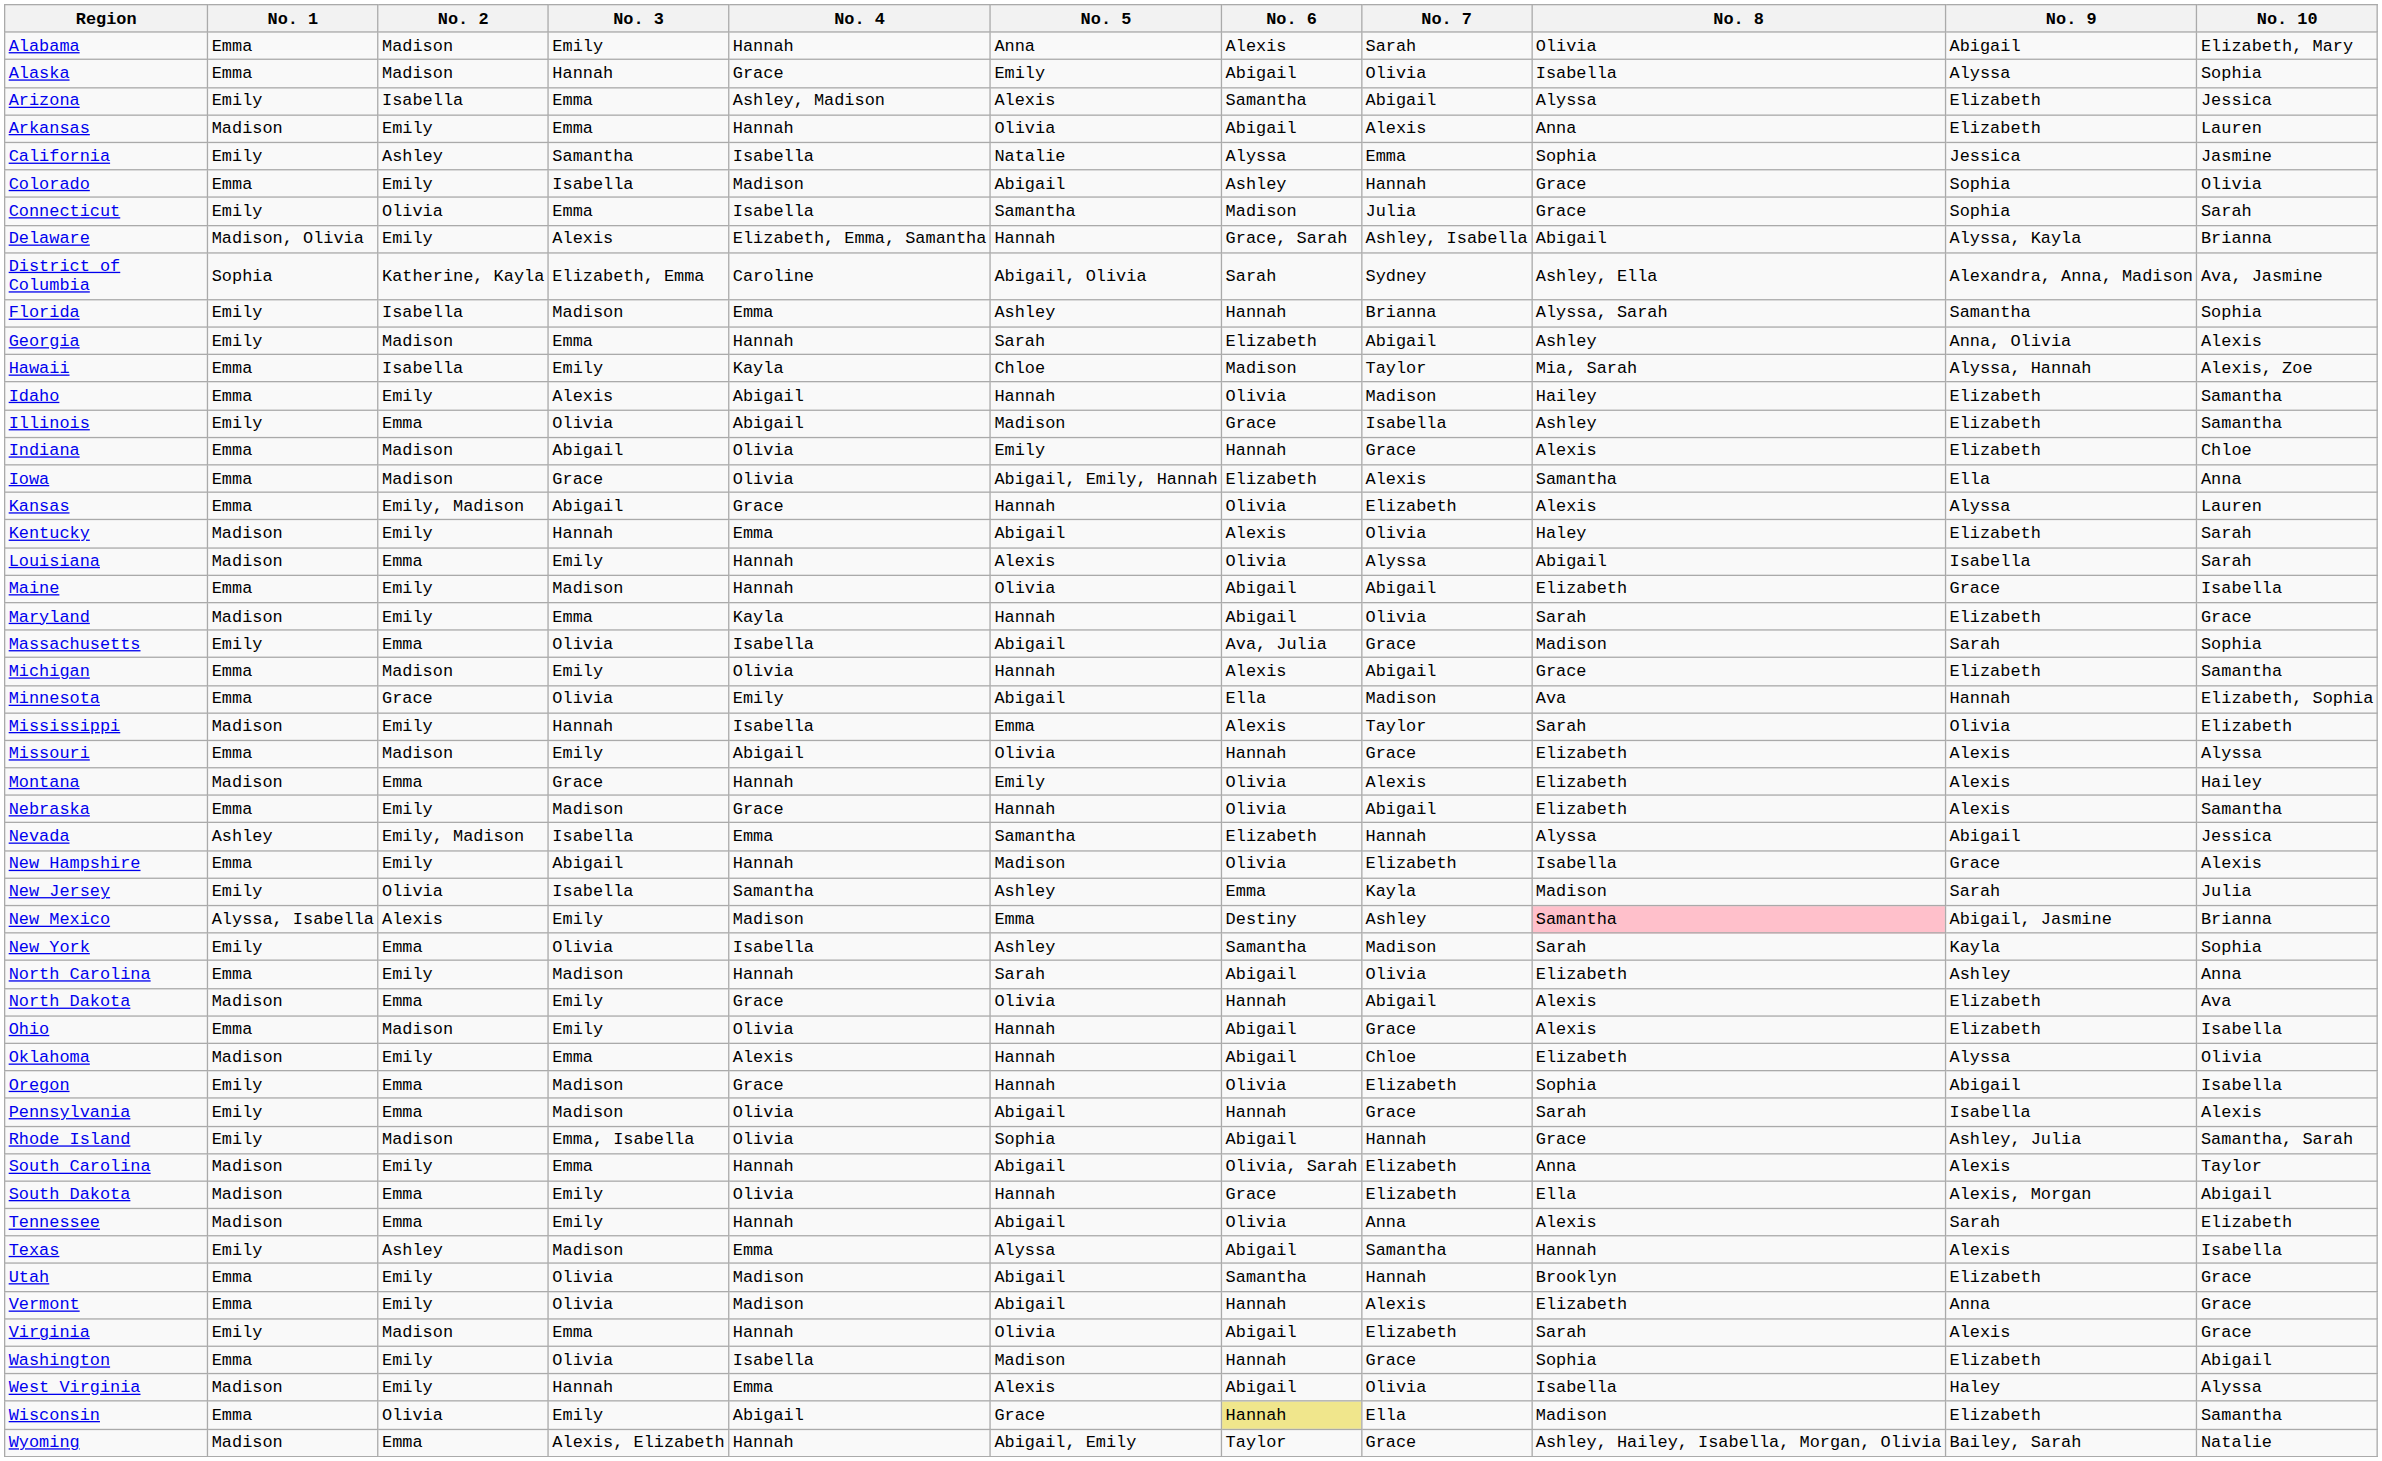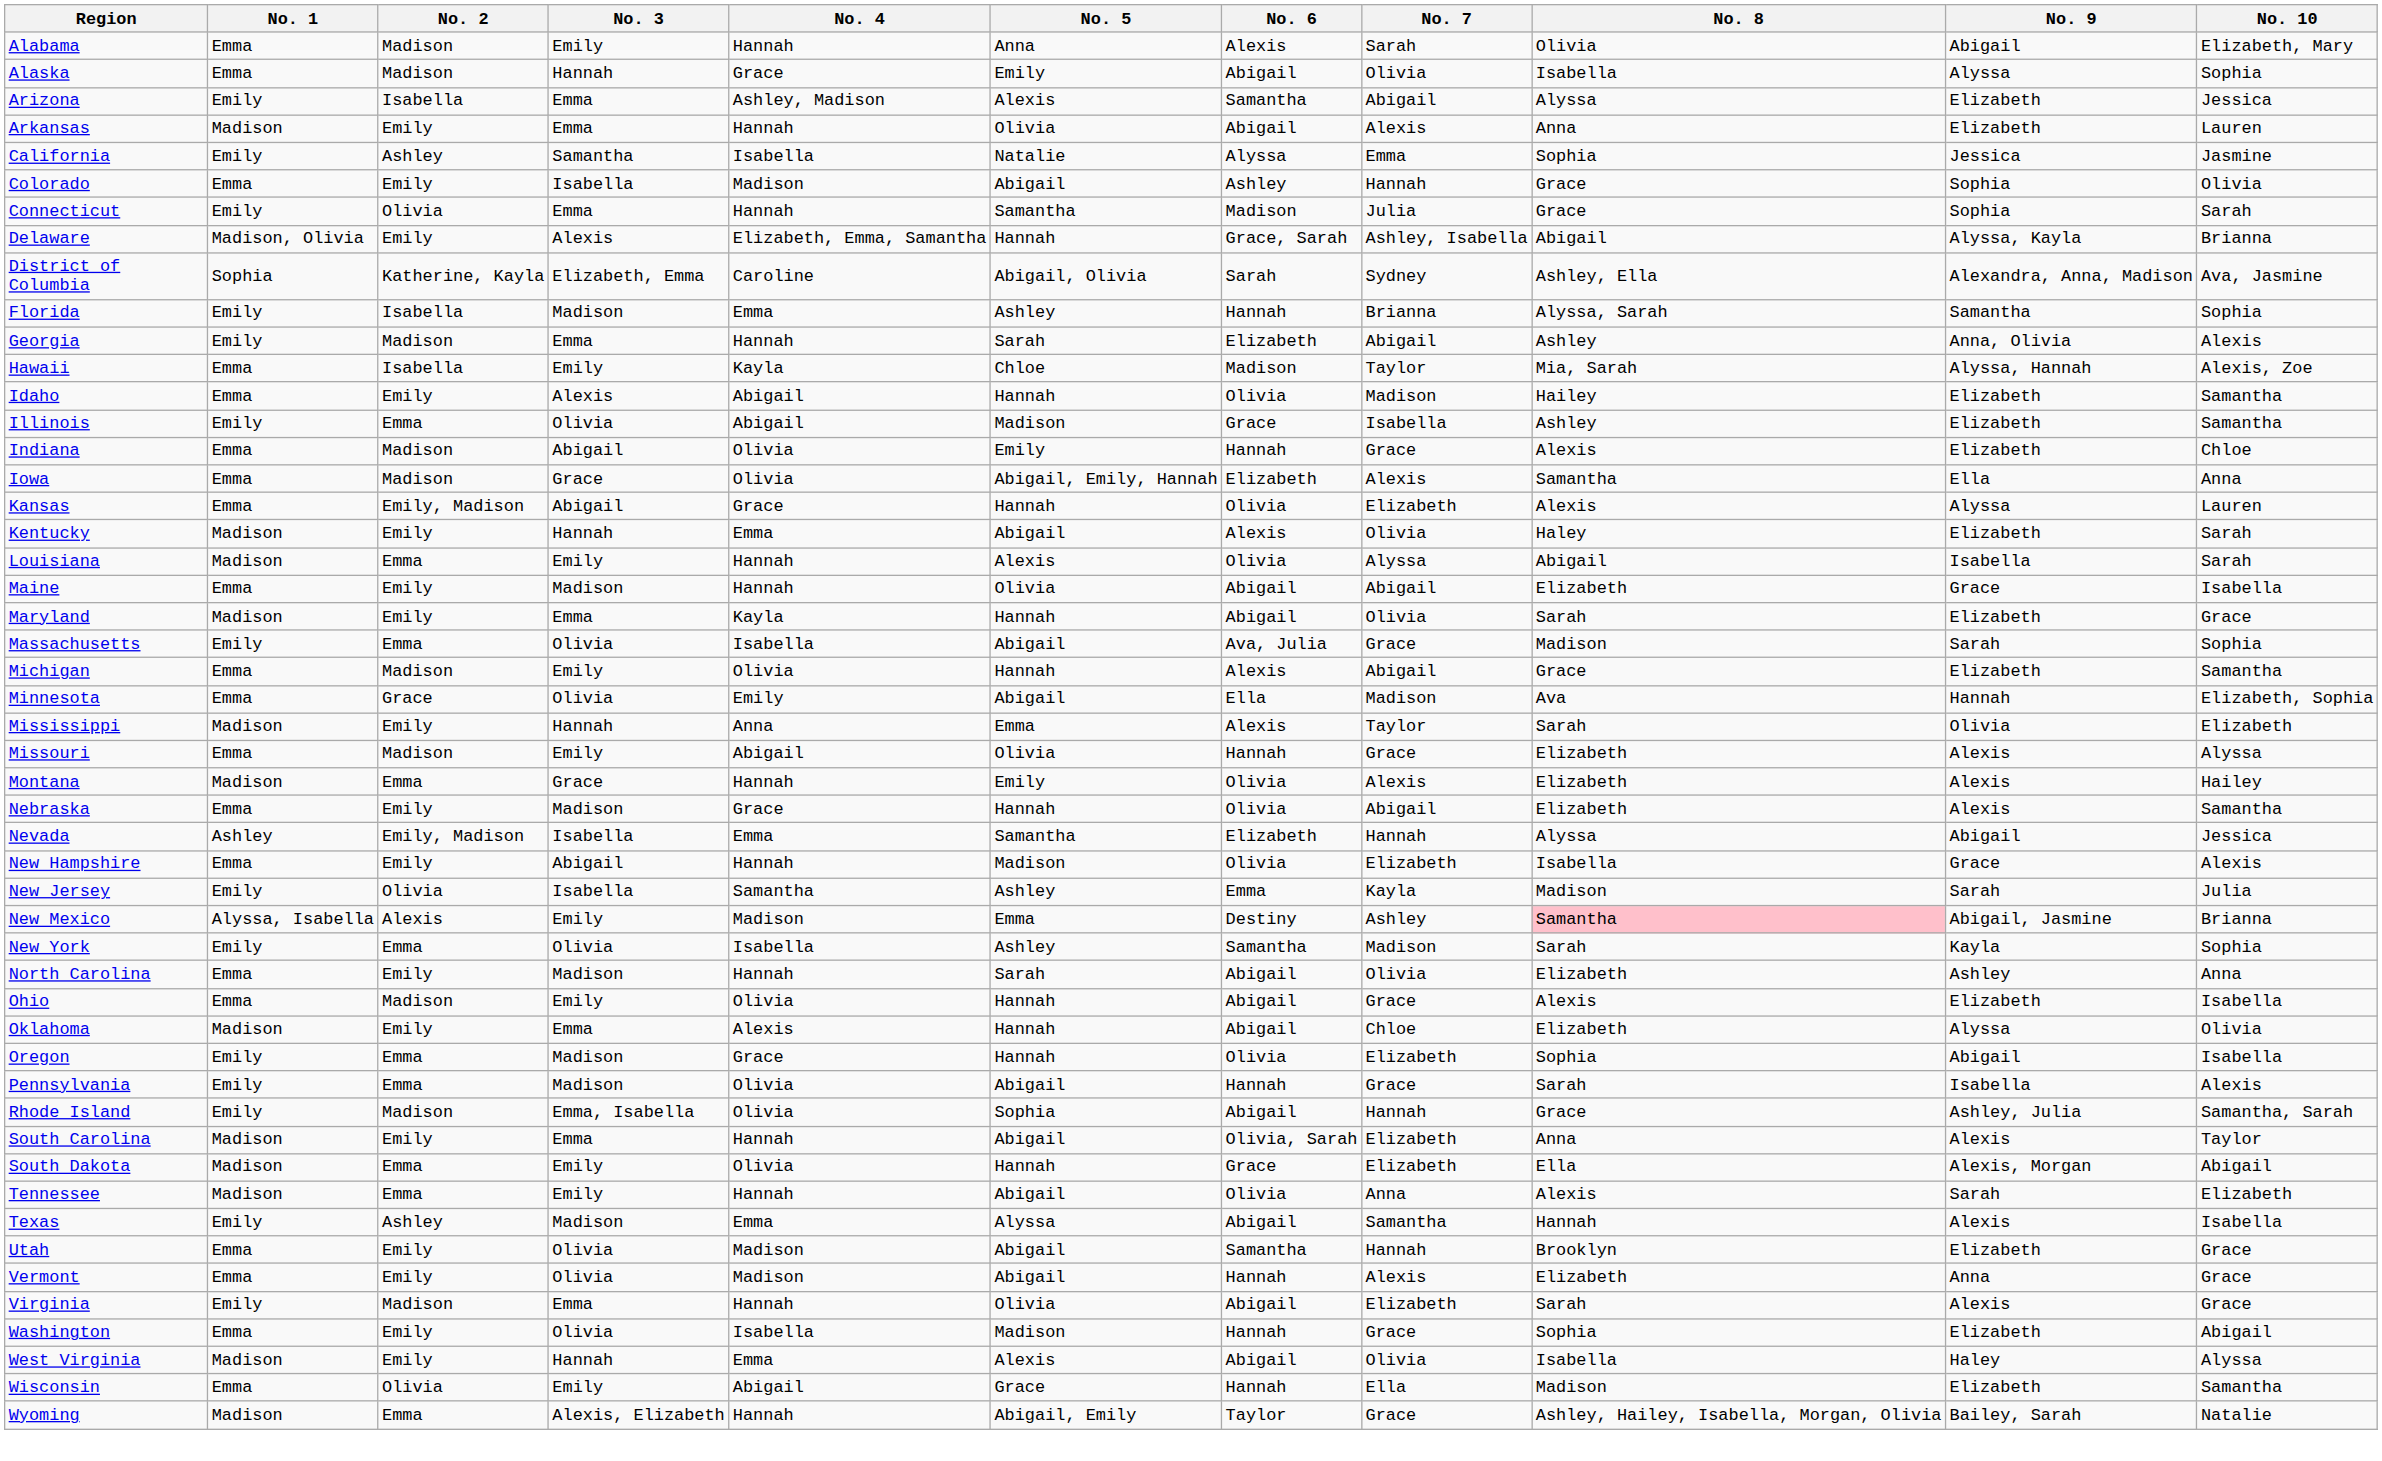(773, 211) Isabella -> (763, 211) Hannah
(773, 727) Isabella -> (753, 727) Anna
- row: (70, 1002)
(1256, 1415) khaki background -> (1256, 1388) no background
